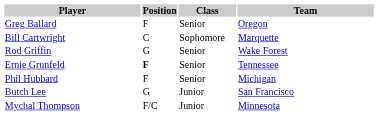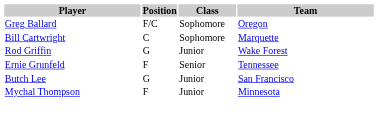(145, 24) F -> (150, 24) F/C
(192, 24) Senior -> (202, 24) Sophomore
(192, 51) Senior -> (192, 51) Junior
(146, 65) bold -> (145, 65) normal
- row: (31, 78)
(150, 106) F/C -> (145, 92) F
